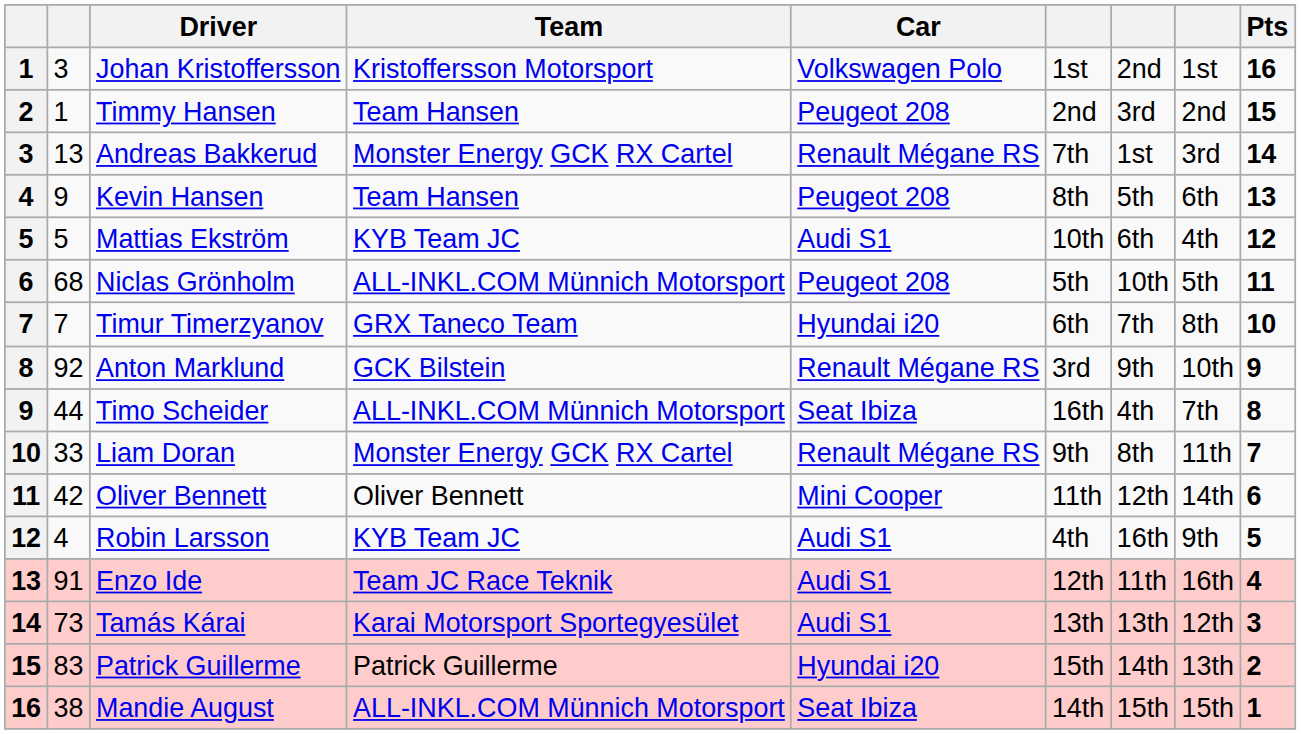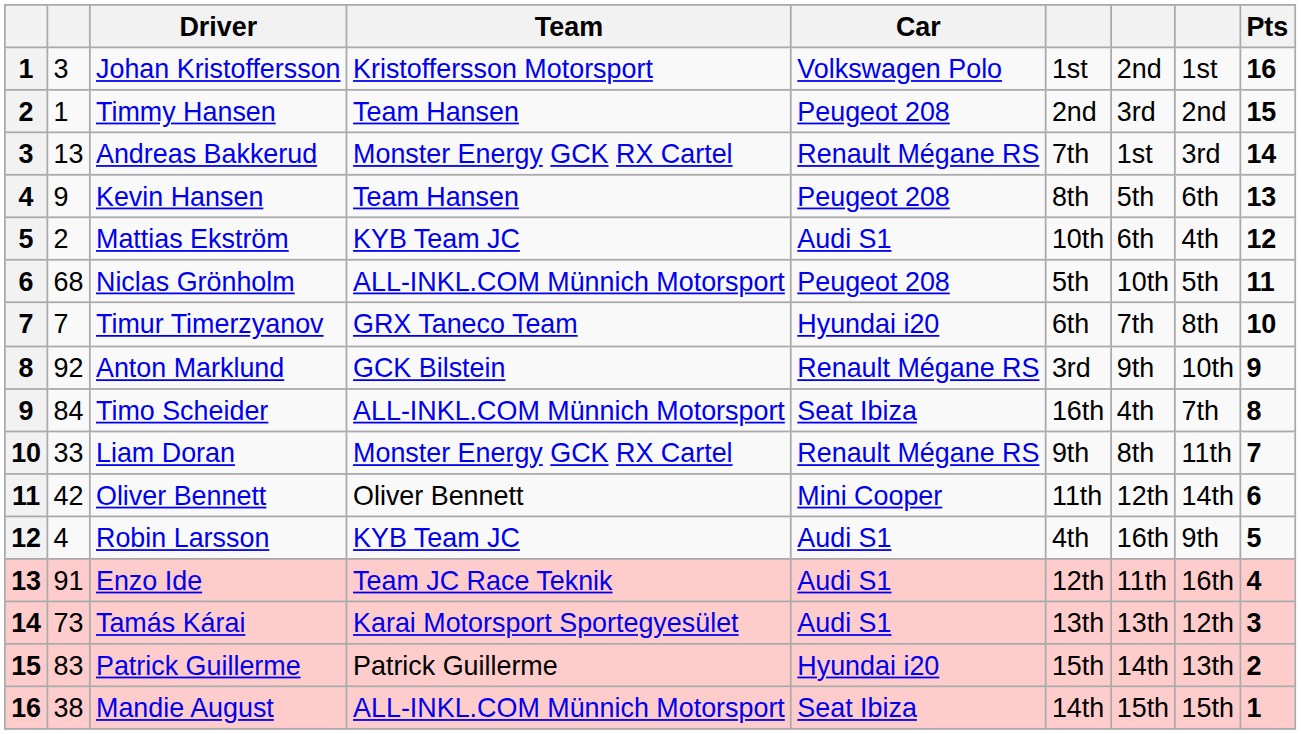(61, 239) 5 -> (61, 239) 2
(69, 410) 44 -> (69, 410) 84
